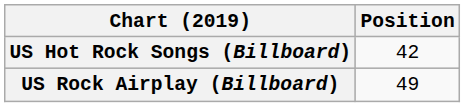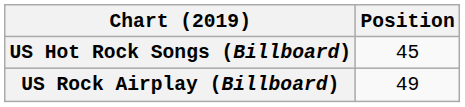(408, 53) 42 -> (408, 53) 45
